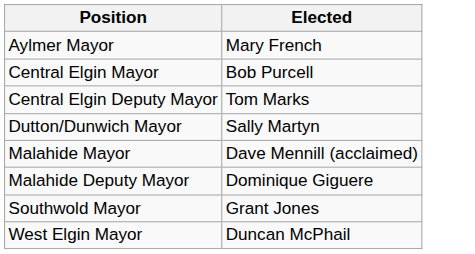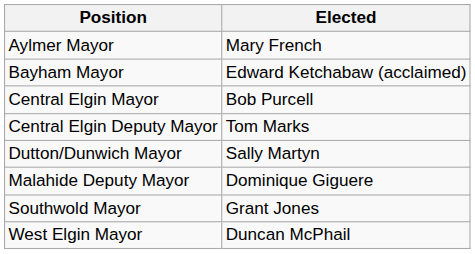+ row: (66, 72)
- row: (69, 153)
